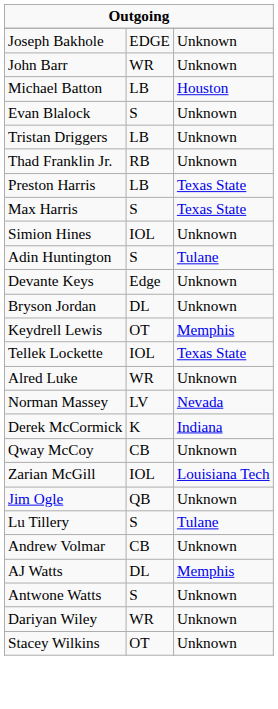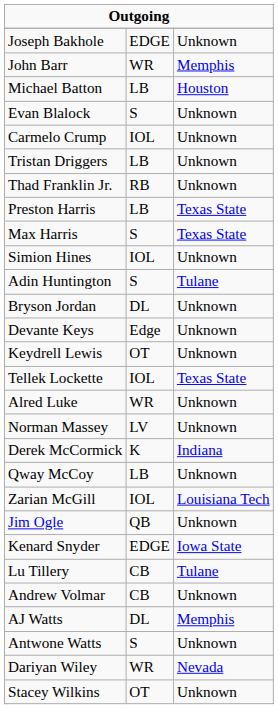(207, 64) Unknown -> (206, 64) Memphis
+ row: (57, 137)
rows swapped: (52, 305) <-> (51, 281)
(206, 329) Memphis -> (207, 354) Unknown
(200, 402) Nevada -> (207, 426) Unknown
(140, 450) CB -> (139, 474) LB
+ row: (54, 546)
(134, 522) S -> (140, 570) CB
(207, 619) Unknown -> (200, 667) Nevada
